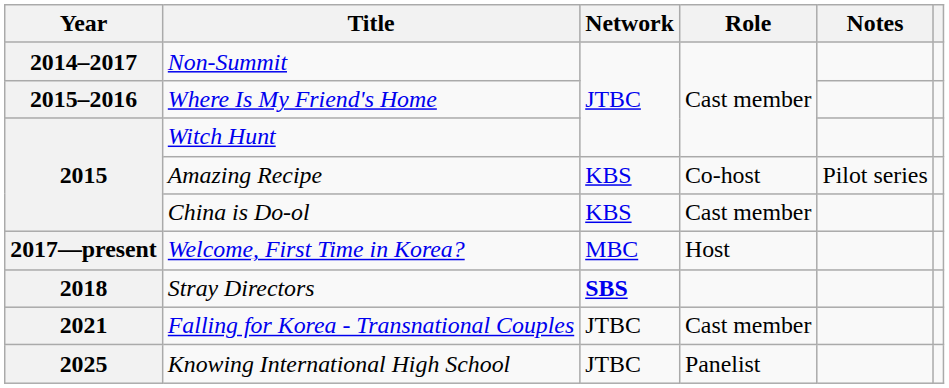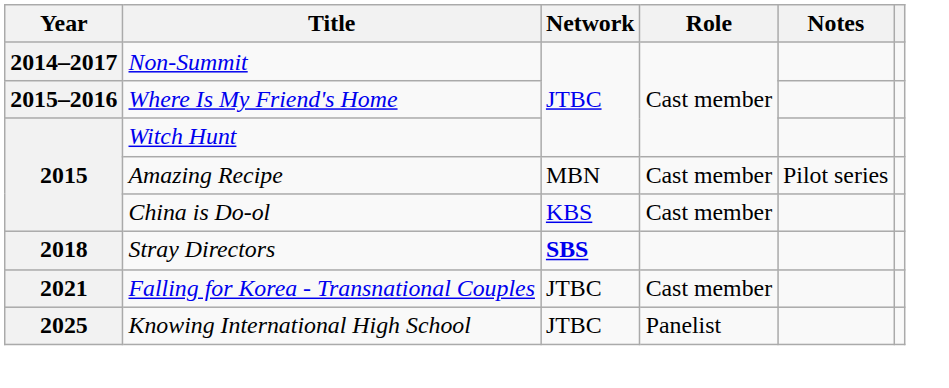(608, 174) KBS -> (573, 174) MBN
(723, 174) Co-host -> (709, 174) Cast member
- row: (316, 250)
